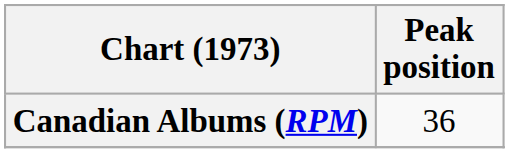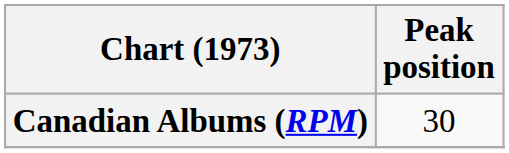(439, 119) 36 -> (439, 119) 30
